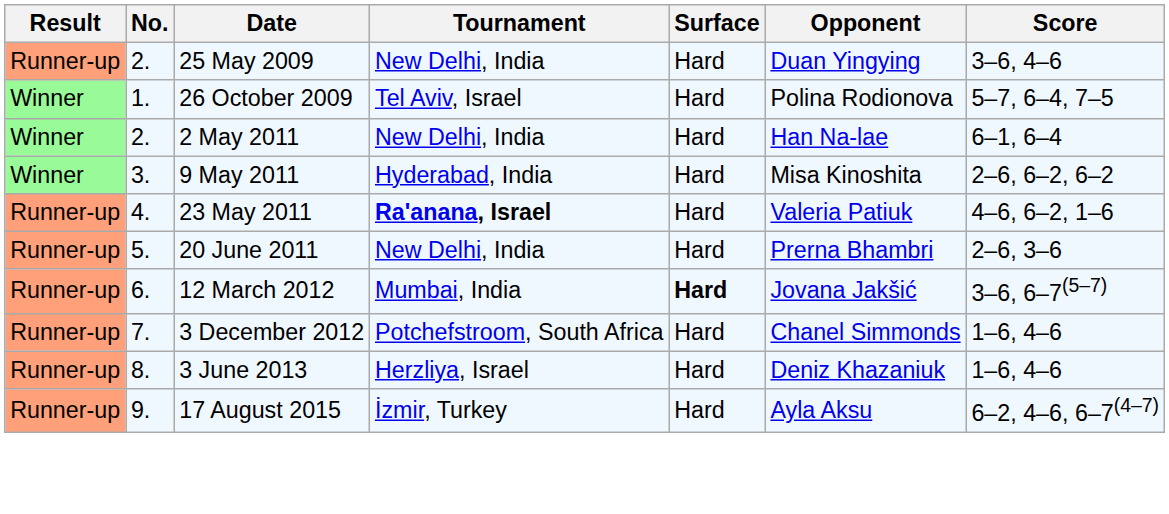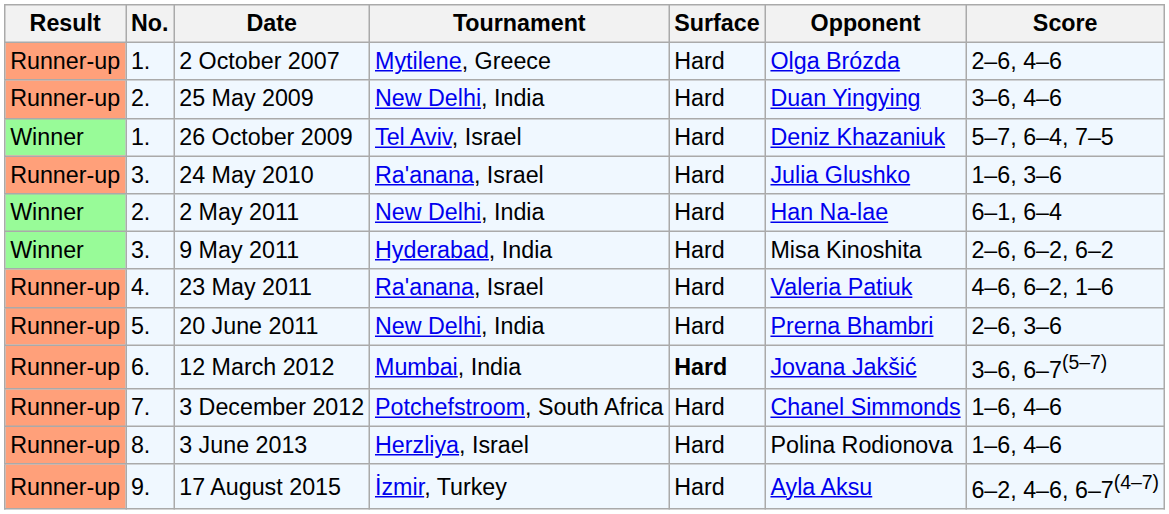+ row: (259, 60)
(862, 98) Polina Rodionova -> (858, 136) Deniz Khazaniuk
+ row: (246, 174)
(463, 211) bold -> (459, 287) normal
(858, 369) Deniz Khazaniuk -> (862, 444) Polina Rodionova
